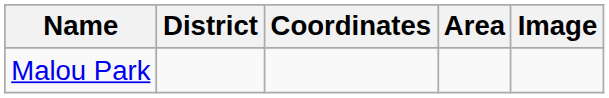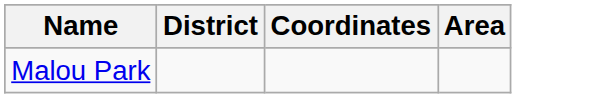- column: (557, 26)
